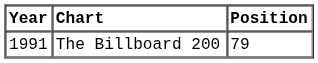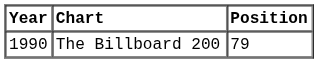(28, 44) 1991 -> (28, 44) 1990
